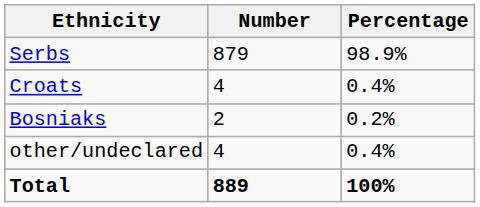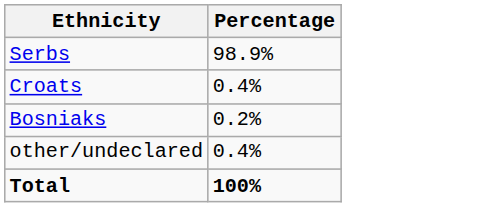- column: (275, 21)
